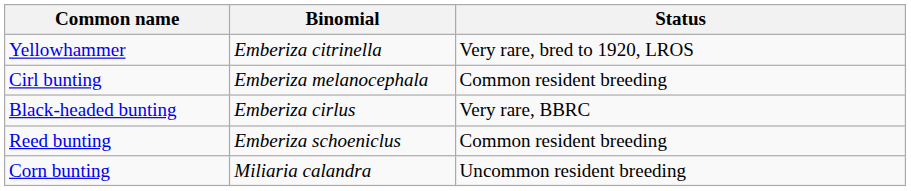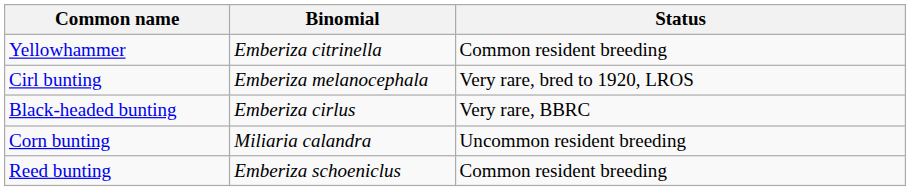(577, 49) Very rare, bred to 1920, LROS -> (563, 49) Common resident breeding
(563, 79) Common resident breeding -> (577, 79) Very rare, bred to 1920, LROS
rows swapped: (60, 140) <-> (59, 170)
